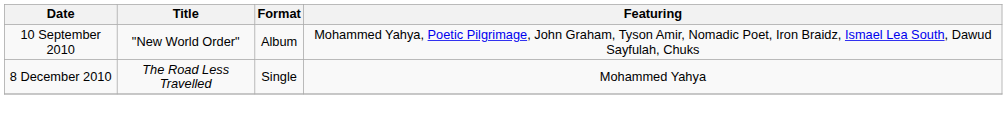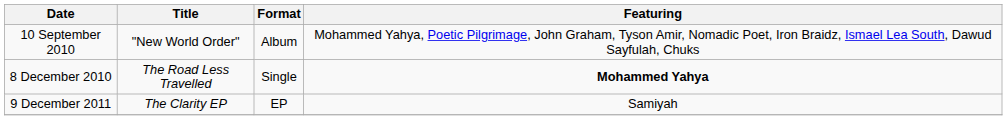(653, 76) normal -> (653, 76) bold
+ row: (61, 104)
